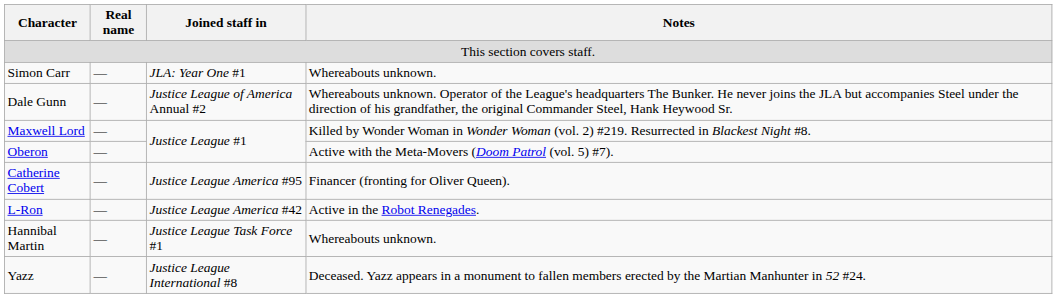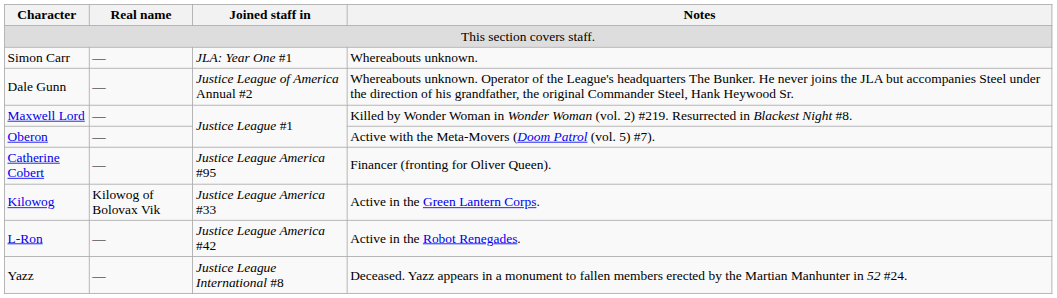+ row: (31, 202)
- row: (32, 238)
